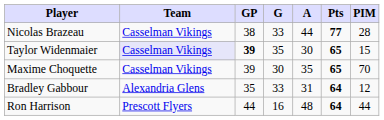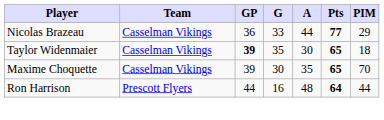(249, 32) 38 -> (249, 32) 36
(365, 32) 28 -> (365, 32) 29
(167, 50) lavender background -> (167, 50) no background
(365, 50) 15 -> (365, 50) 18
- row: (47, 87)
